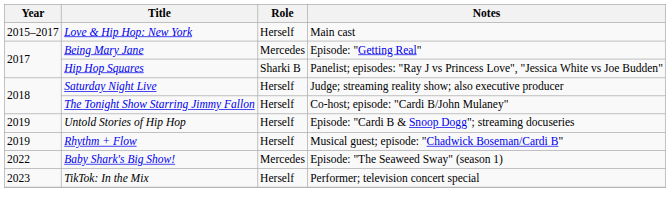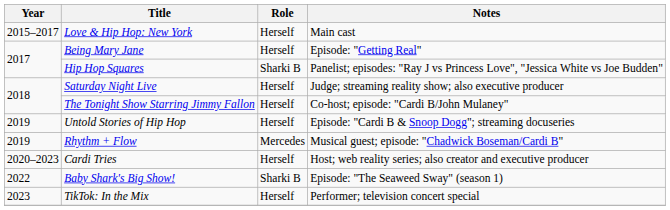(282, 50) Mercedes -> (277, 50) Herself
(277, 141) Herself -> (282, 141) Mercedes
+ row: (90, 159)
(282, 159) Mercedes -> (280, 178) Sharki B
